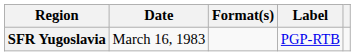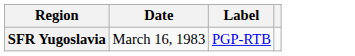- column: (243, 16)
